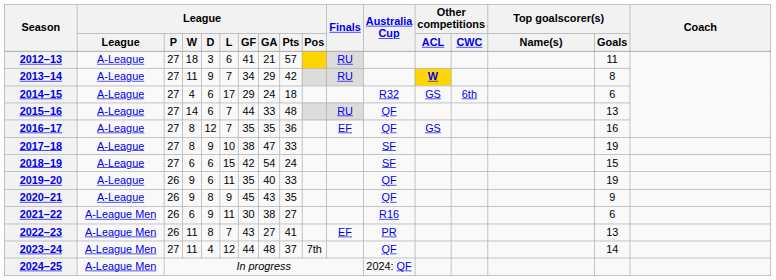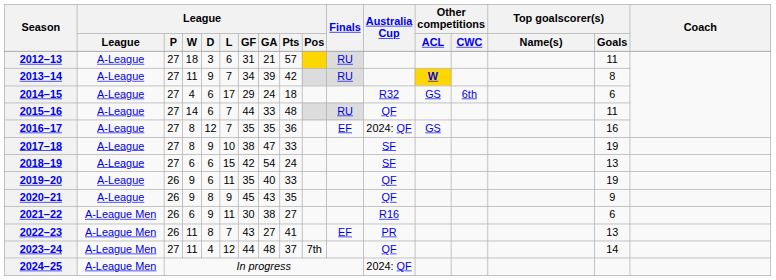(248, 59) 41 -> (248, 59) 31
(269, 77) 29 -> (269, 77) 39
(612, 111) 13 -> (612, 111) 11
(389, 128) QF -> (389, 128) 2024: QF
(612, 163) 15 -> (612, 163) 13
